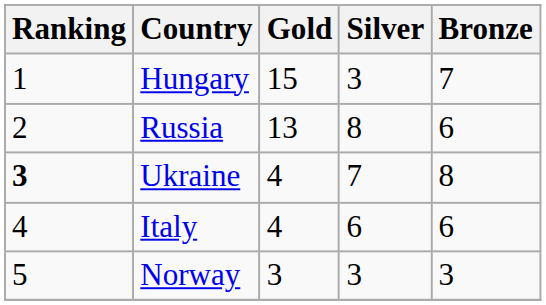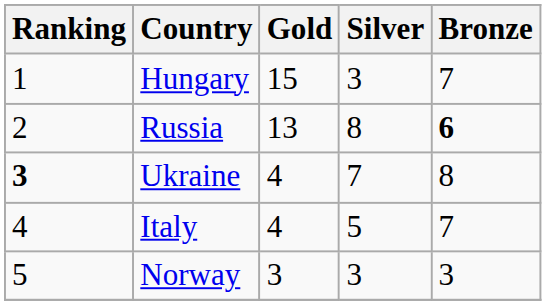(446, 127) normal -> (446, 127) bold
(354, 226) 6 -> (354, 226) 5
(446, 226) 6 -> (446, 226) 7
